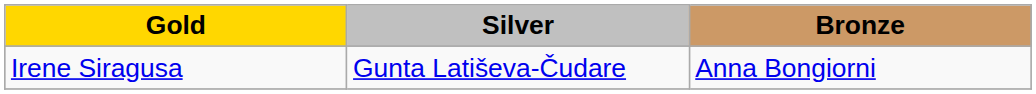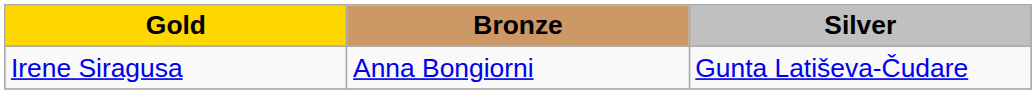columns swapped: (518, 25) <-> (860, 25)
